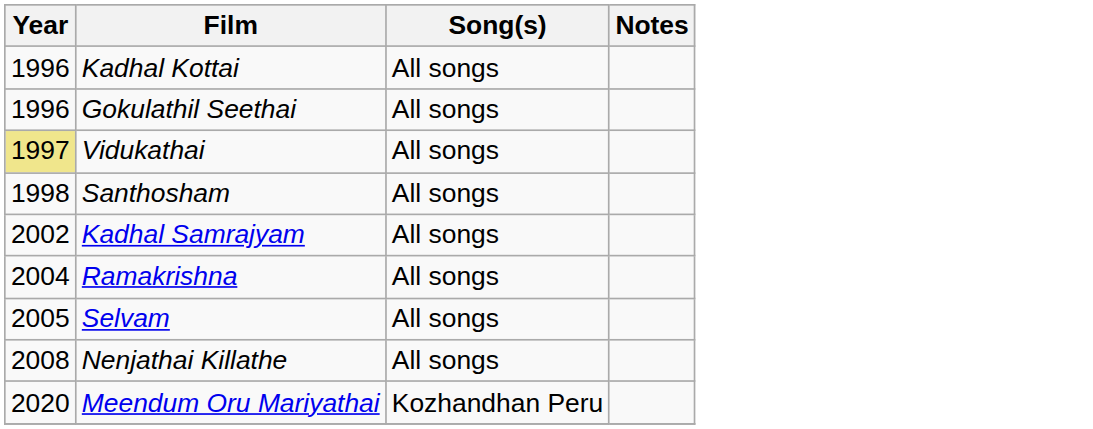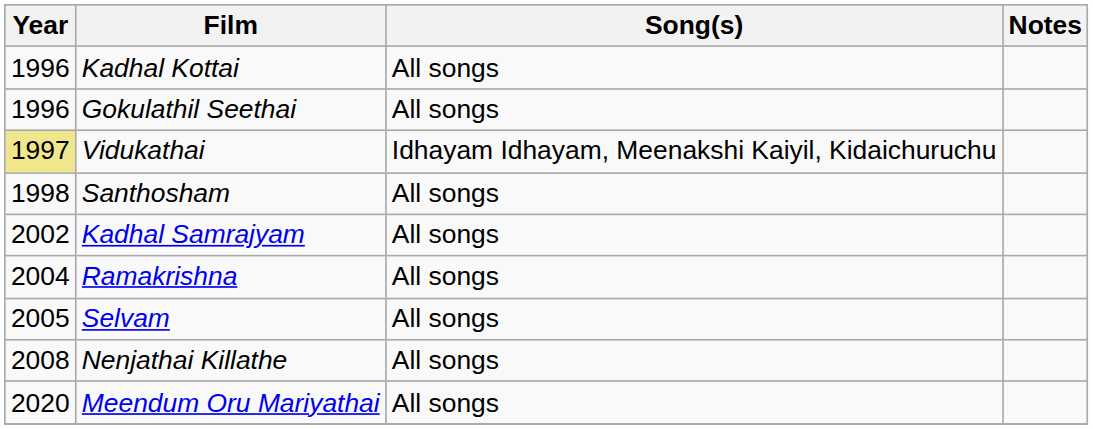(445, 151) All songs -> (694, 151) Idhayam Idhayam, Meenakshi Kaiyil, Kidaichuruchu
(498, 402) Kozhandhan Peru -> (445, 402) All songs
